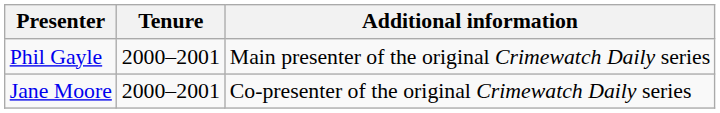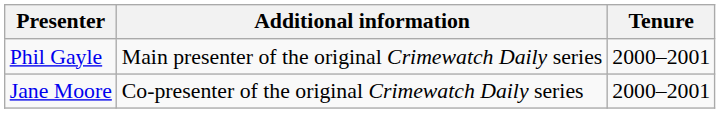columns swapped: (171, 21) <-> (470, 21)
